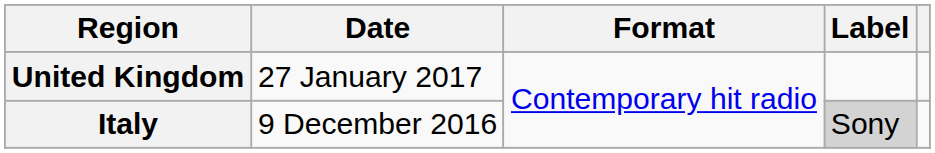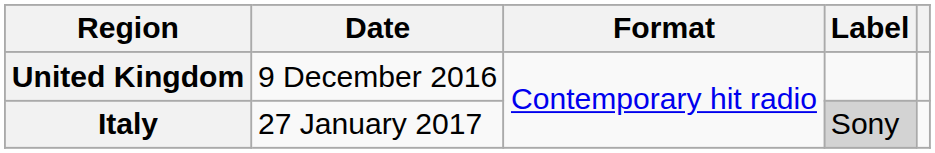(370, 76) 27 January 2017 -> (378, 76) 9 December 2016
(378, 123) 9 December 2016 -> (370, 123) 27 January 2017
